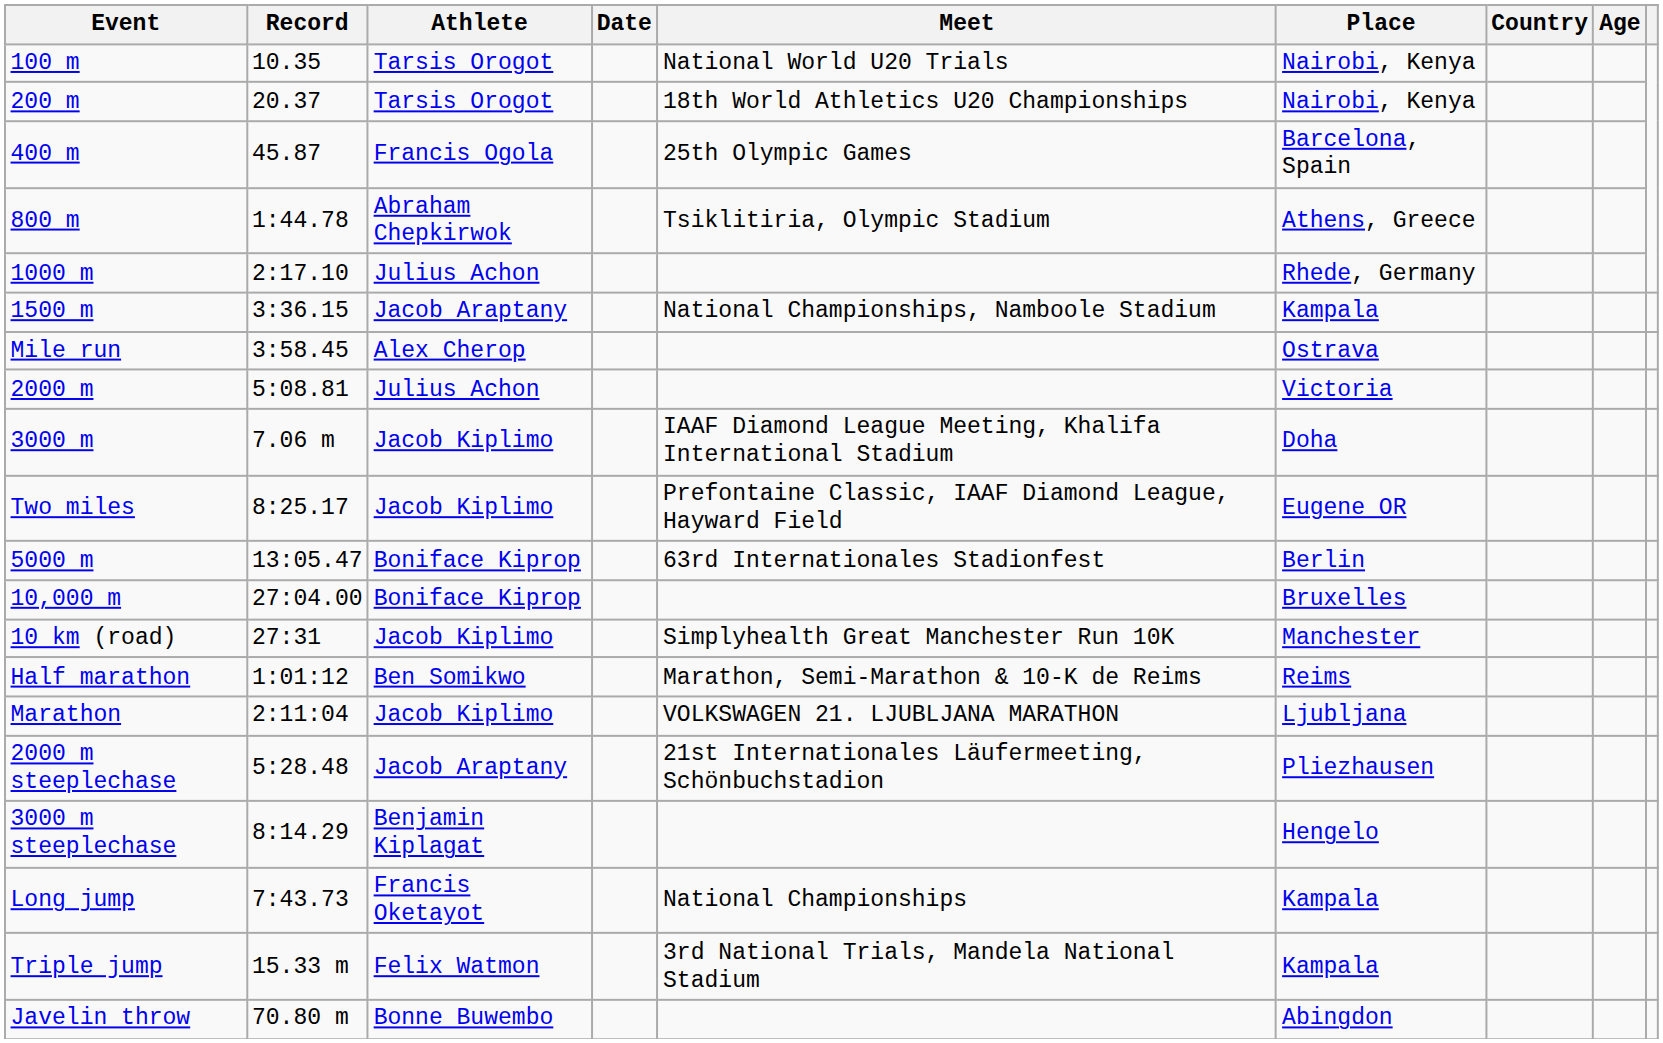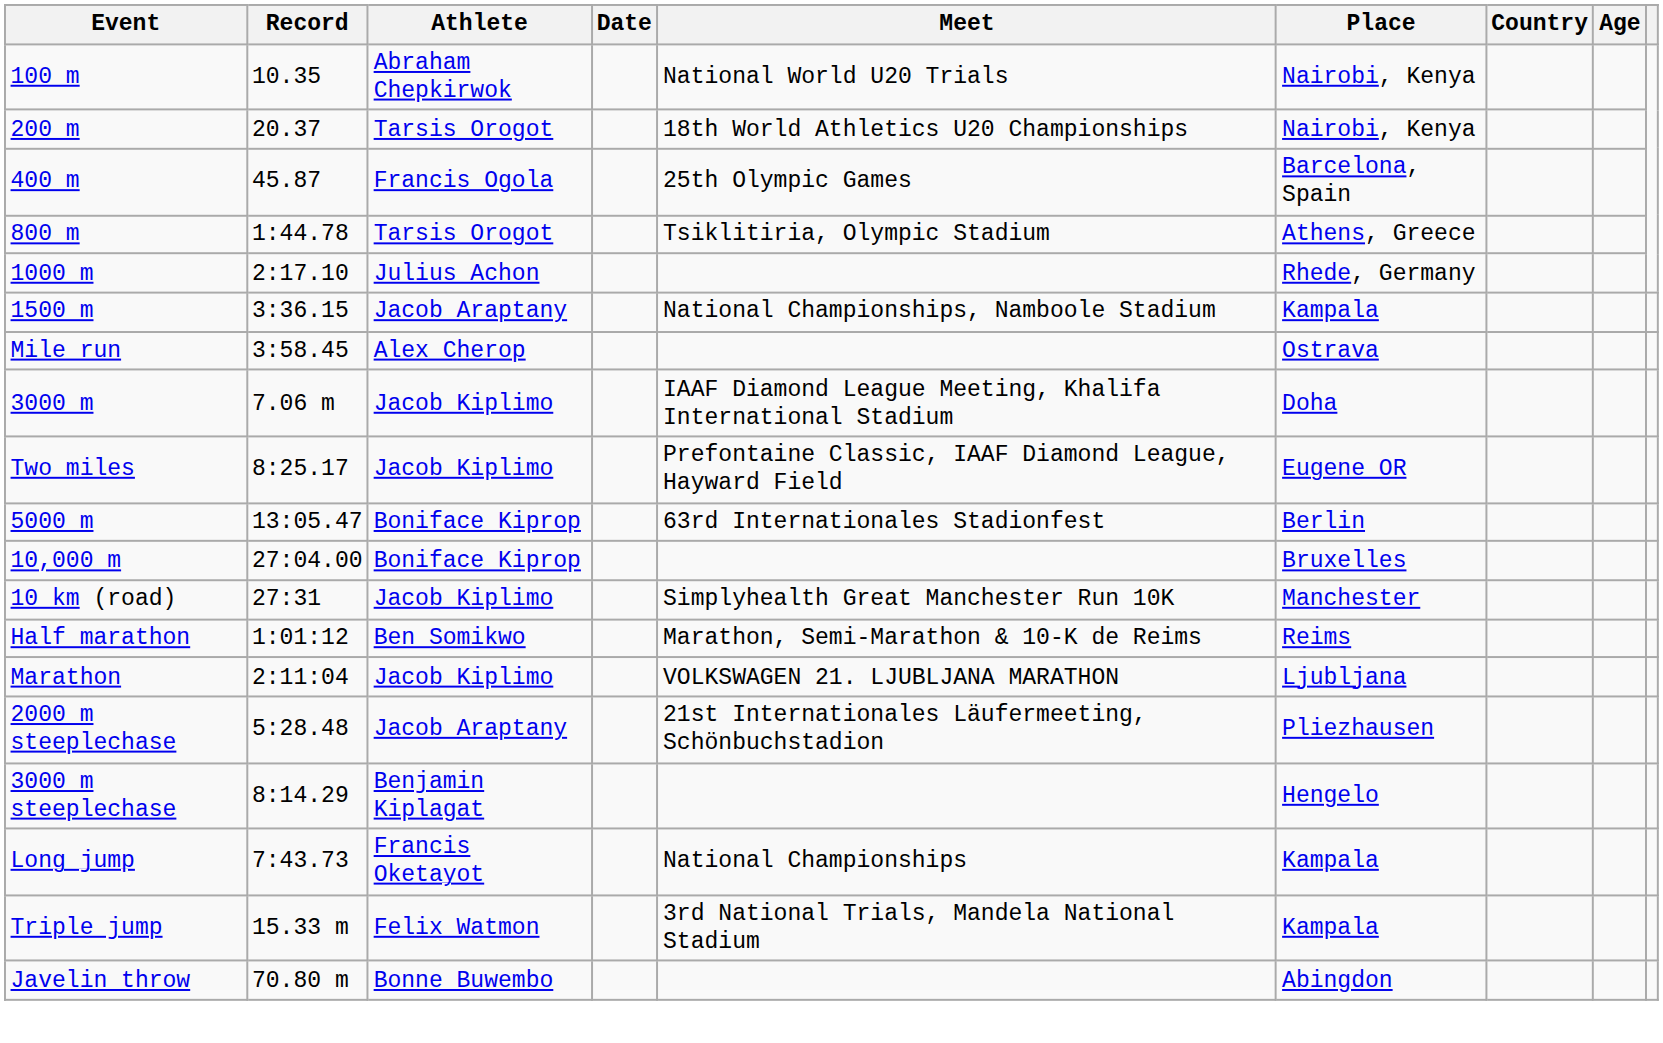(463, 63) Tarsis Orogot -> (443, 77) Abraham Chepkirwok
(443, 220) Abraham Chepkirwok -> (463, 234) Tarsis Orogot
- row: (52, 389)
